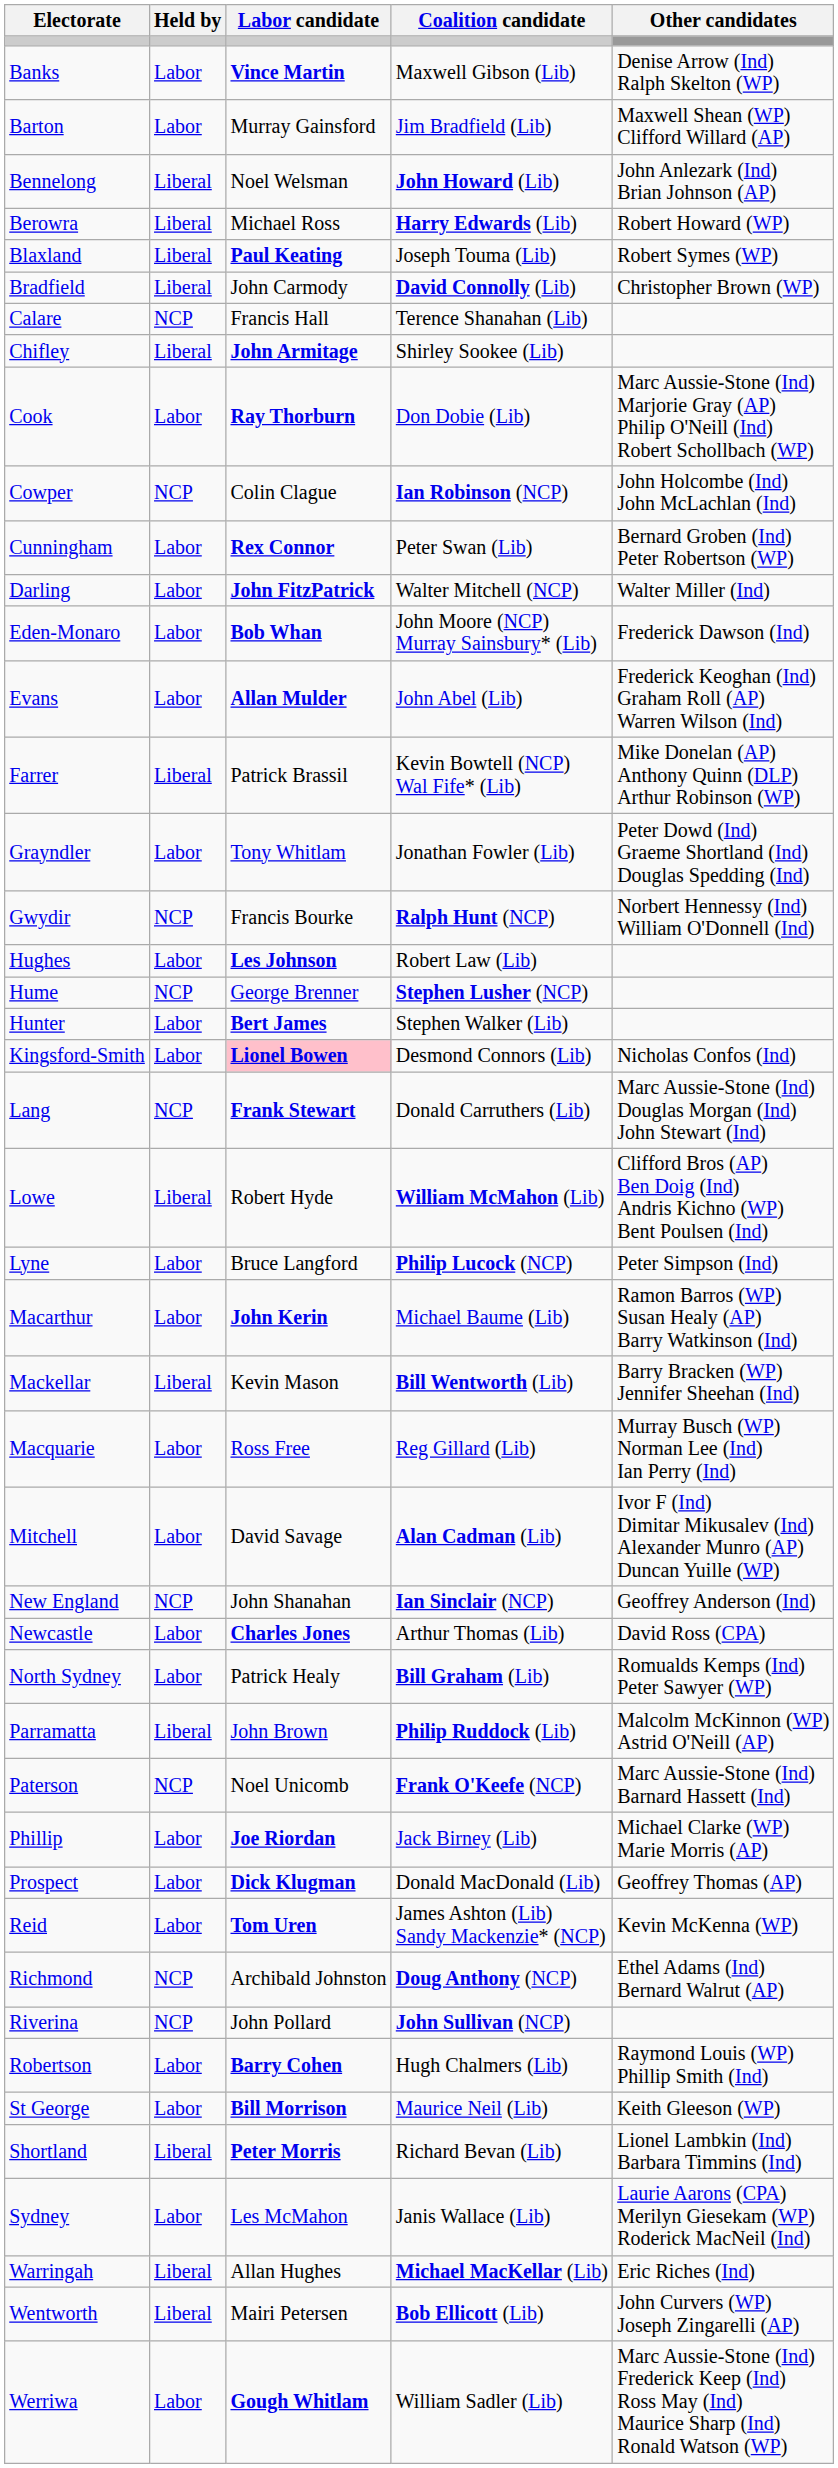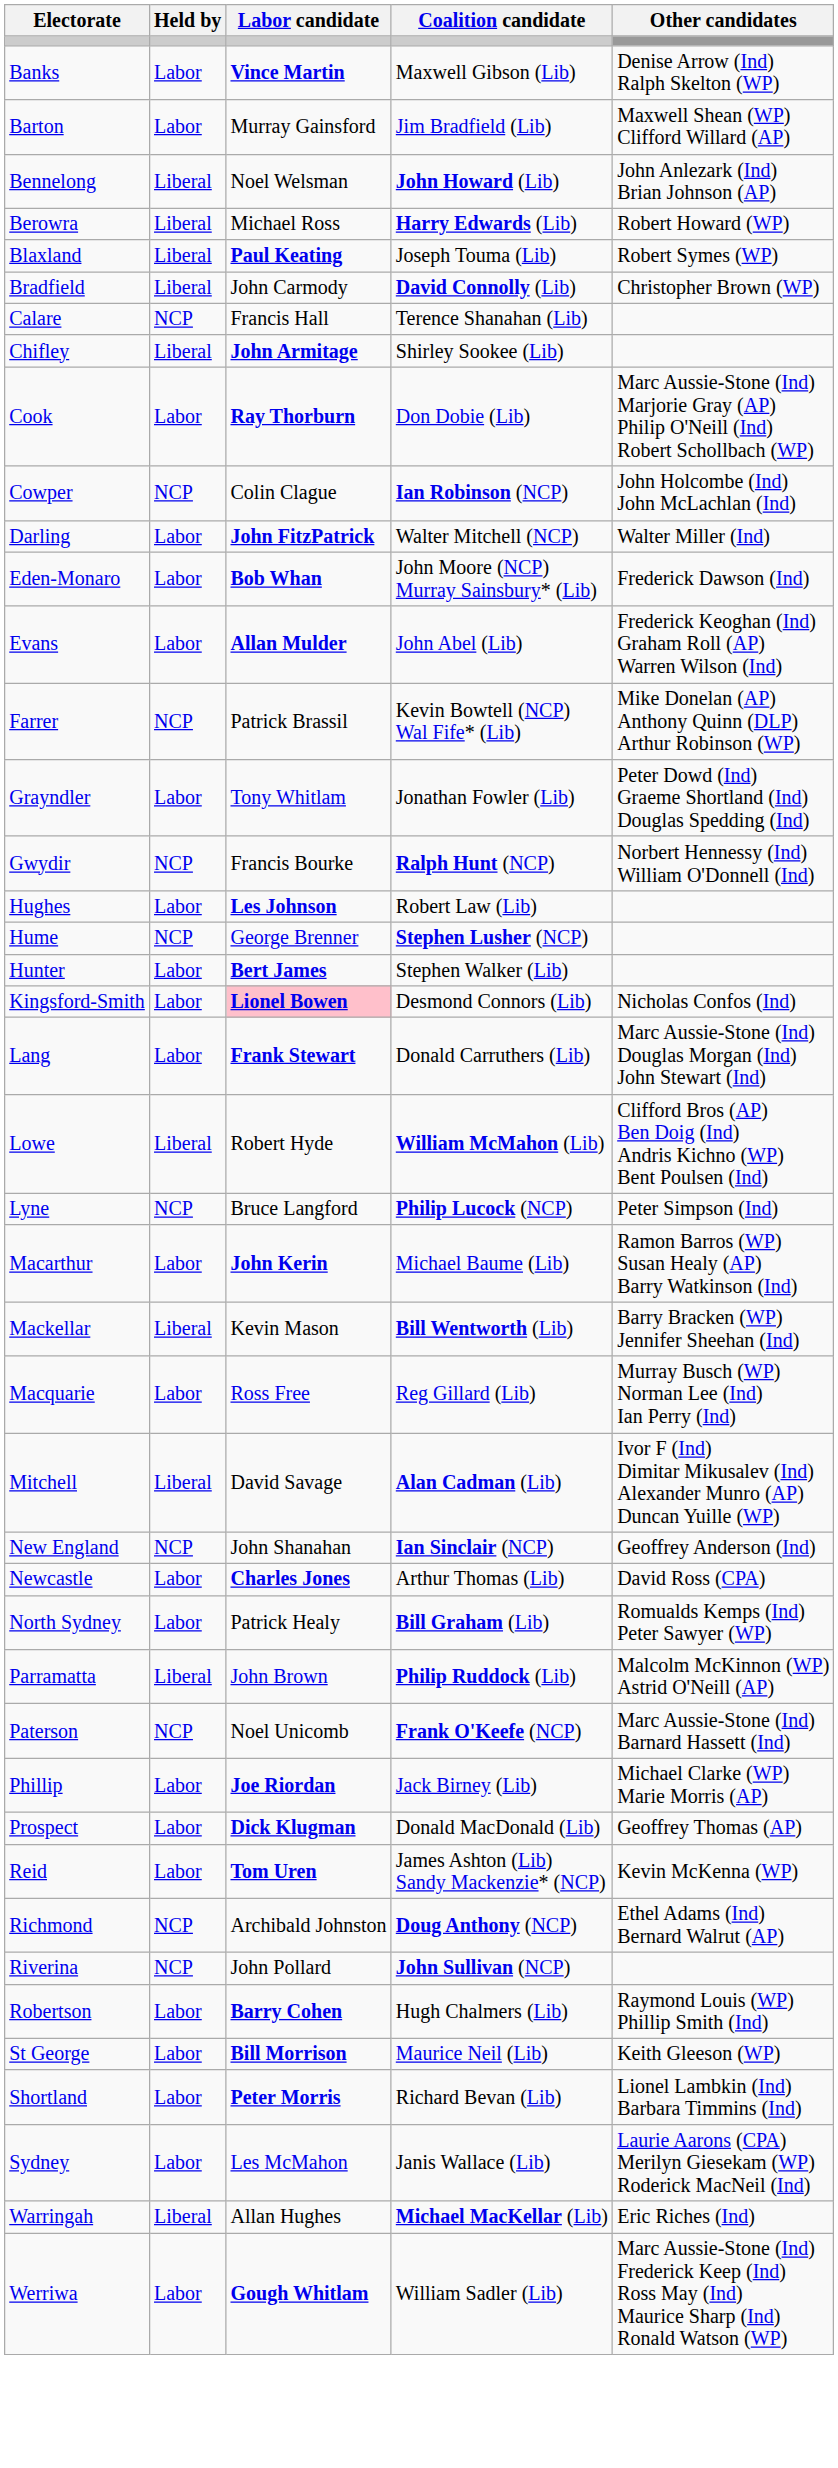- row: (61, 547)
(183, 775) Liberal -> (173, 721) NCP
(173, 1109) NCP -> (178, 1055) Labor
(178, 1263) Labor -> (173, 1209) NCP
(178, 1536) Labor -> (183, 1482) Liberal
(183, 2151) Liberal -> (178, 2097) Labor
- row: (53, 2313)
